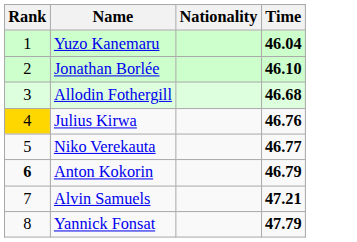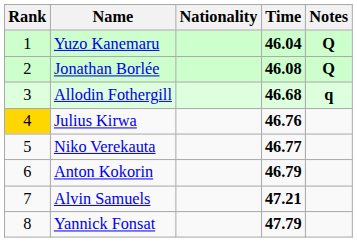+ column: (329, 17)
(283, 69) 46.10 -> (283, 69) 46.08
(27, 172) bold -> (27, 172) normal
